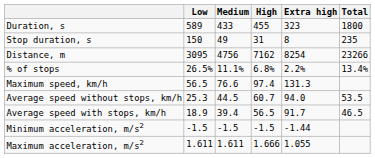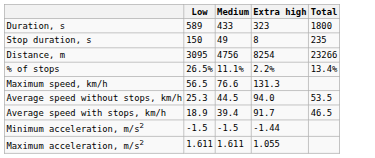- column: (267, 12)
